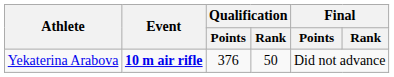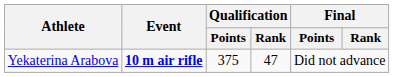(228, 61) 376 -> (228, 61) 375
(271, 61) 50 -> (271, 61) 47
